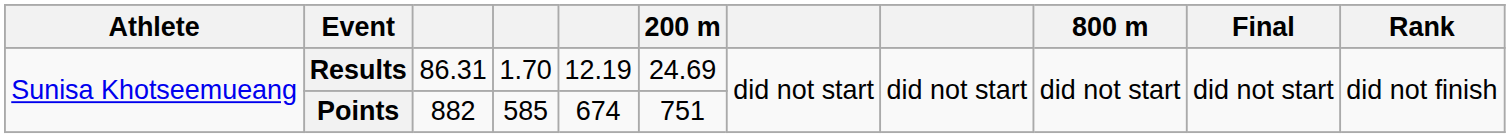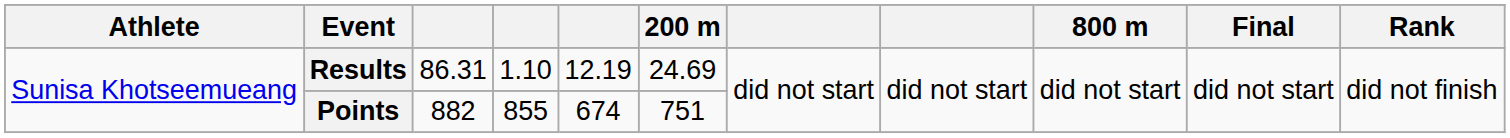(526, 69) 1.70 -> (526, 69) 1.10
(526, 112) 585 -> (526, 112) 855
